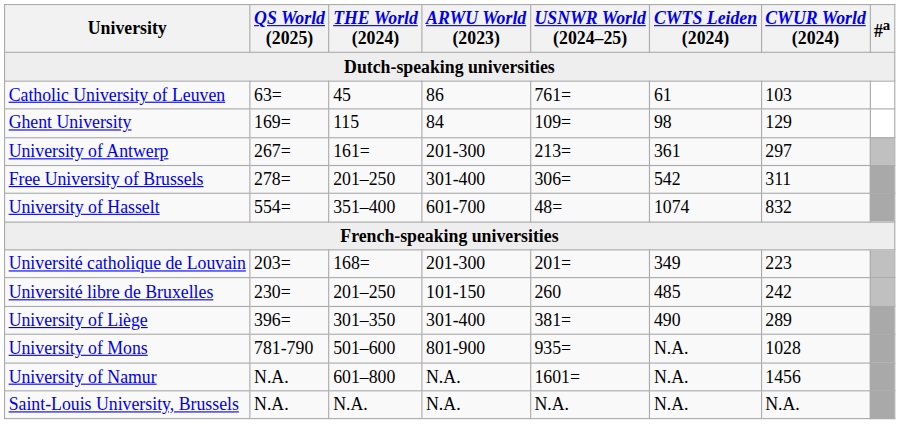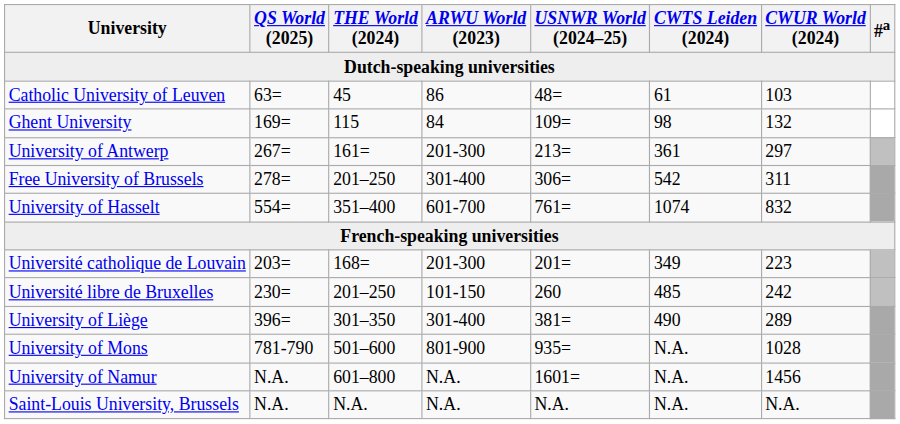(553, 94) 761= -> (548, 94) 48=
(779, 123) 129 -> (779, 123) 132
(548, 207) 48= -> (553, 207) 761=
